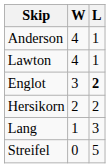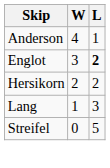- row: (29, 60)
